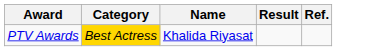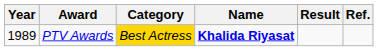+ column: (22, 14)
(208, 35) normal -> (246, 35) bold
